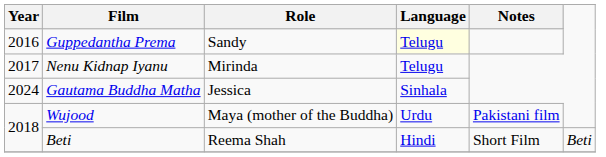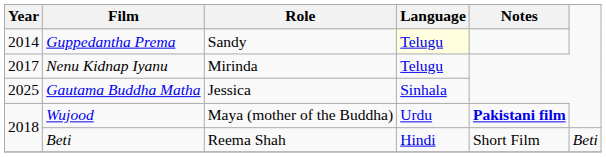(24, 41) 2016 -> (24, 41) 2014
(24, 90) 2024 -> (24, 90) 2025
(516, 115) normal -> (519, 115) bold
